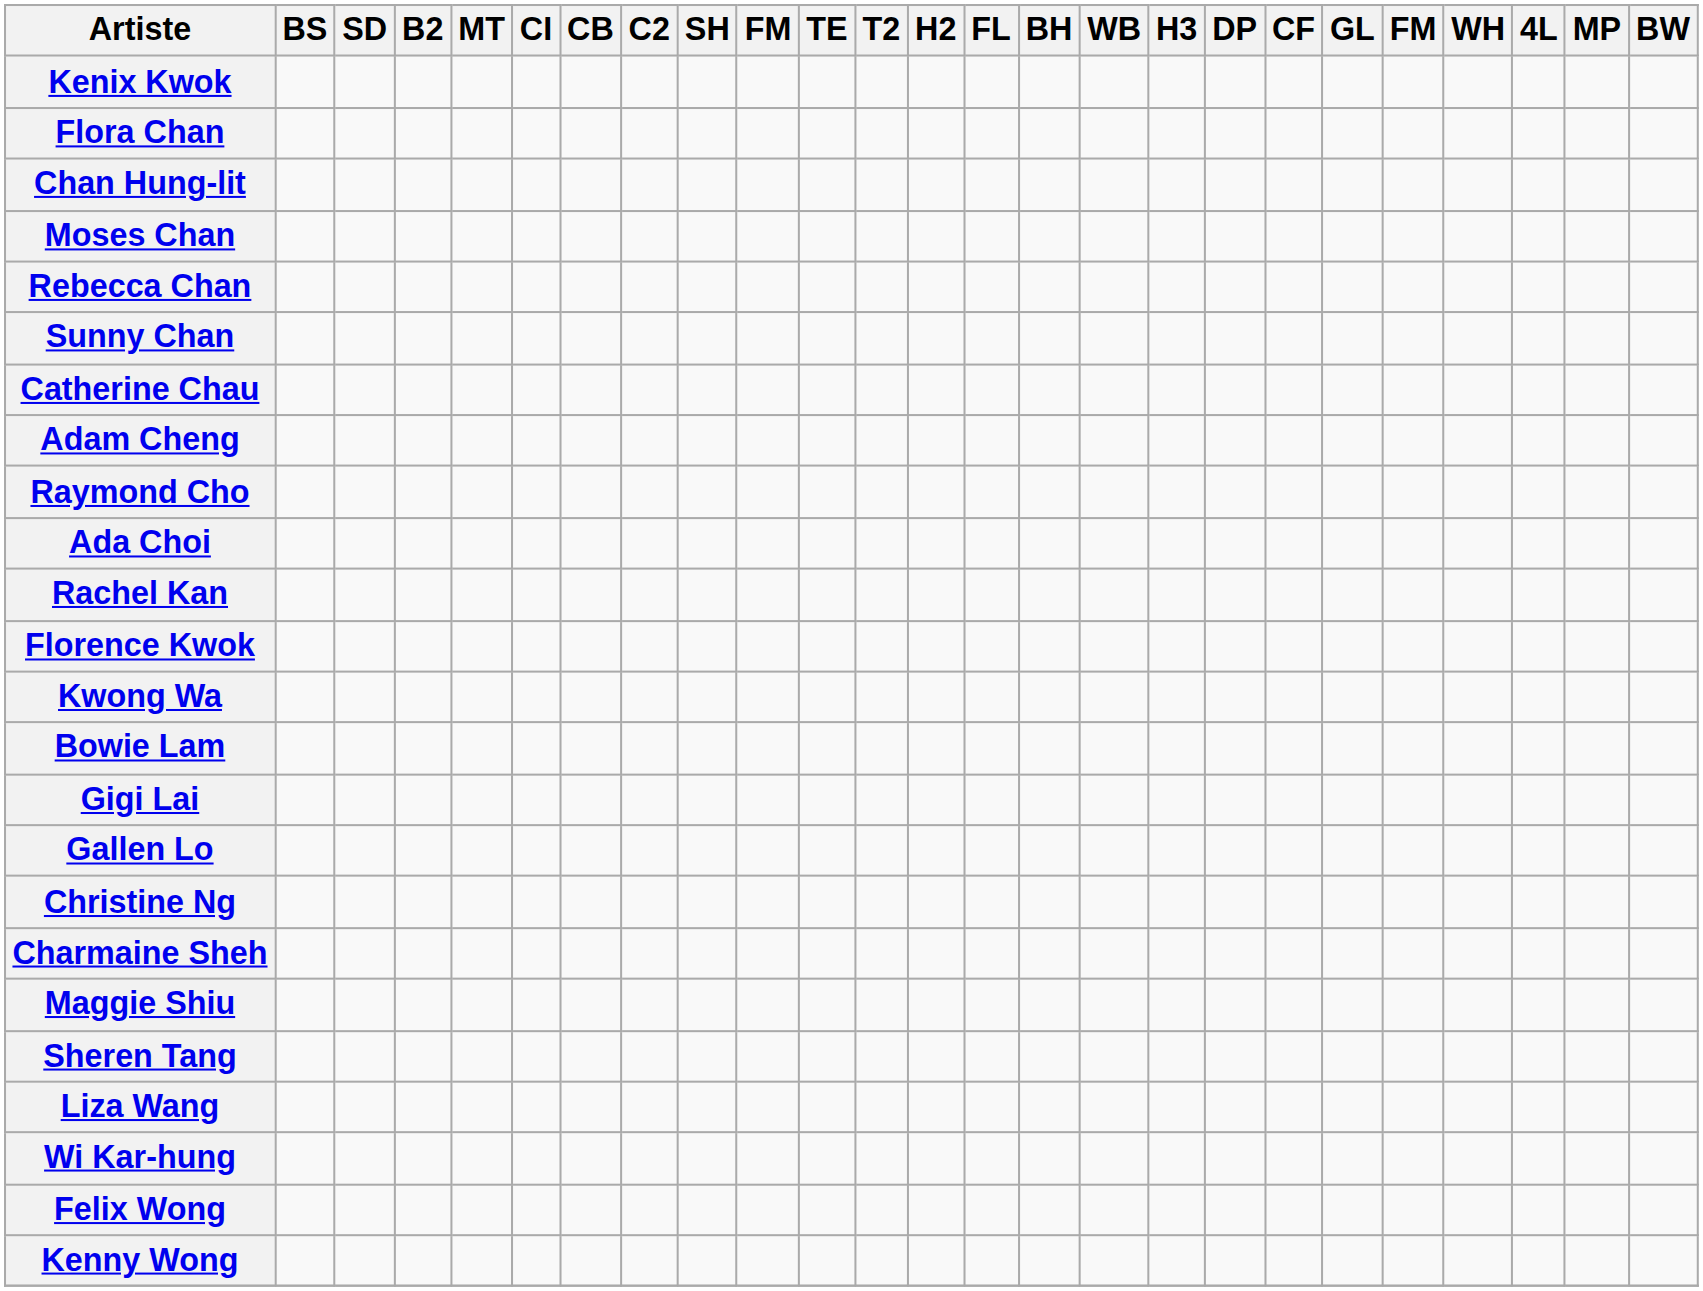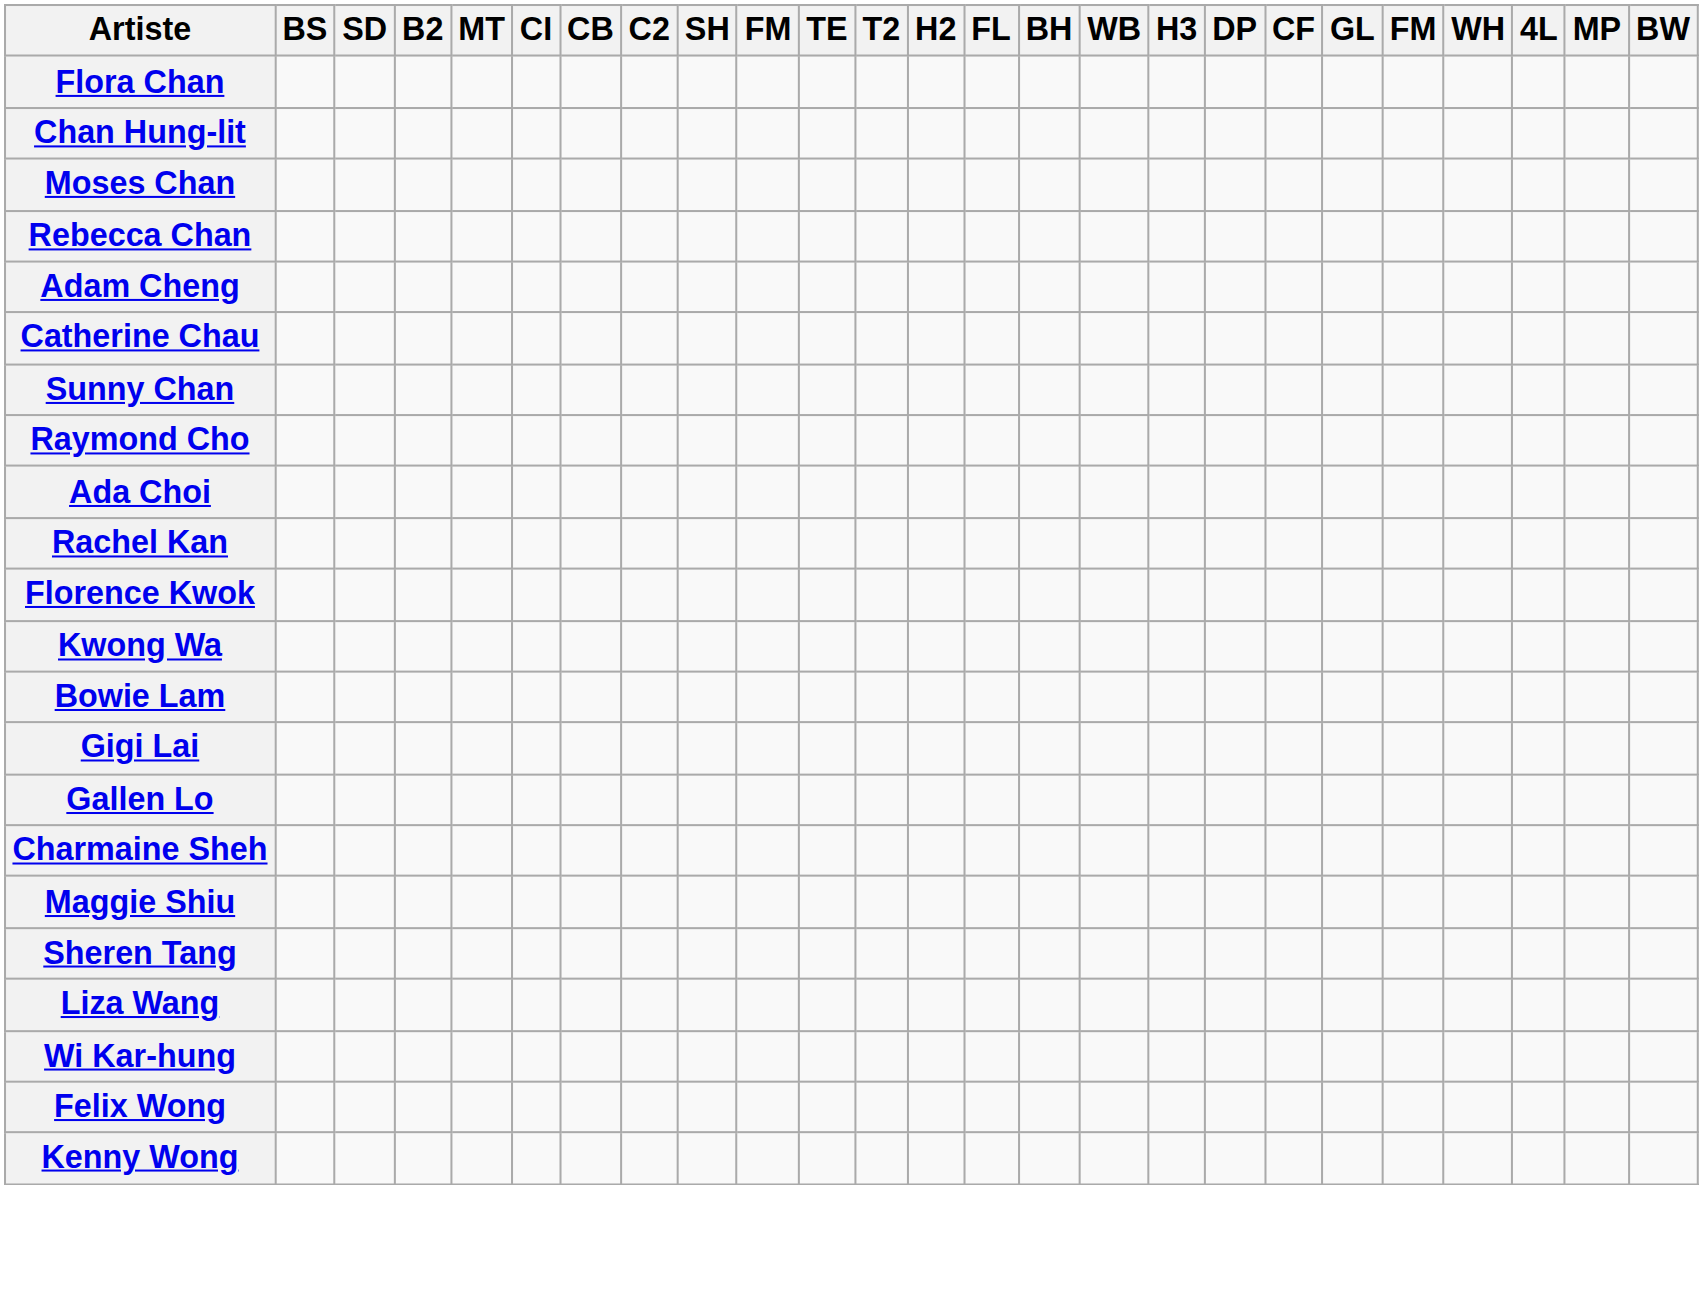- row: (140, 81)
rows swapped: (140, 337) <-> (140, 440)
- row: (140, 901)
